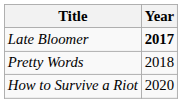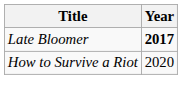- row: (46, 62)
